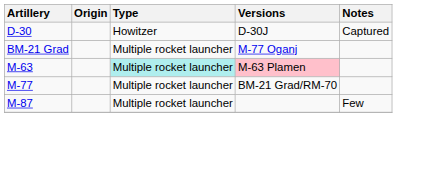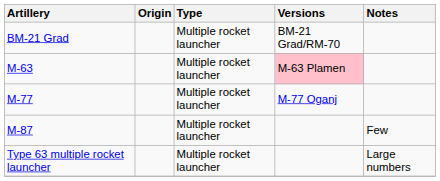- row: (19, 31)
(268, 49) M-77 Oganj -> (309, 37) BM-21 Grad/RM-70
(173, 67) paleturquoise background -> (213, 68) no background
(288, 85) BM-21 Grad/RM-70 -> (307, 99) M-77 Oganj
+ row: (65, 161)
